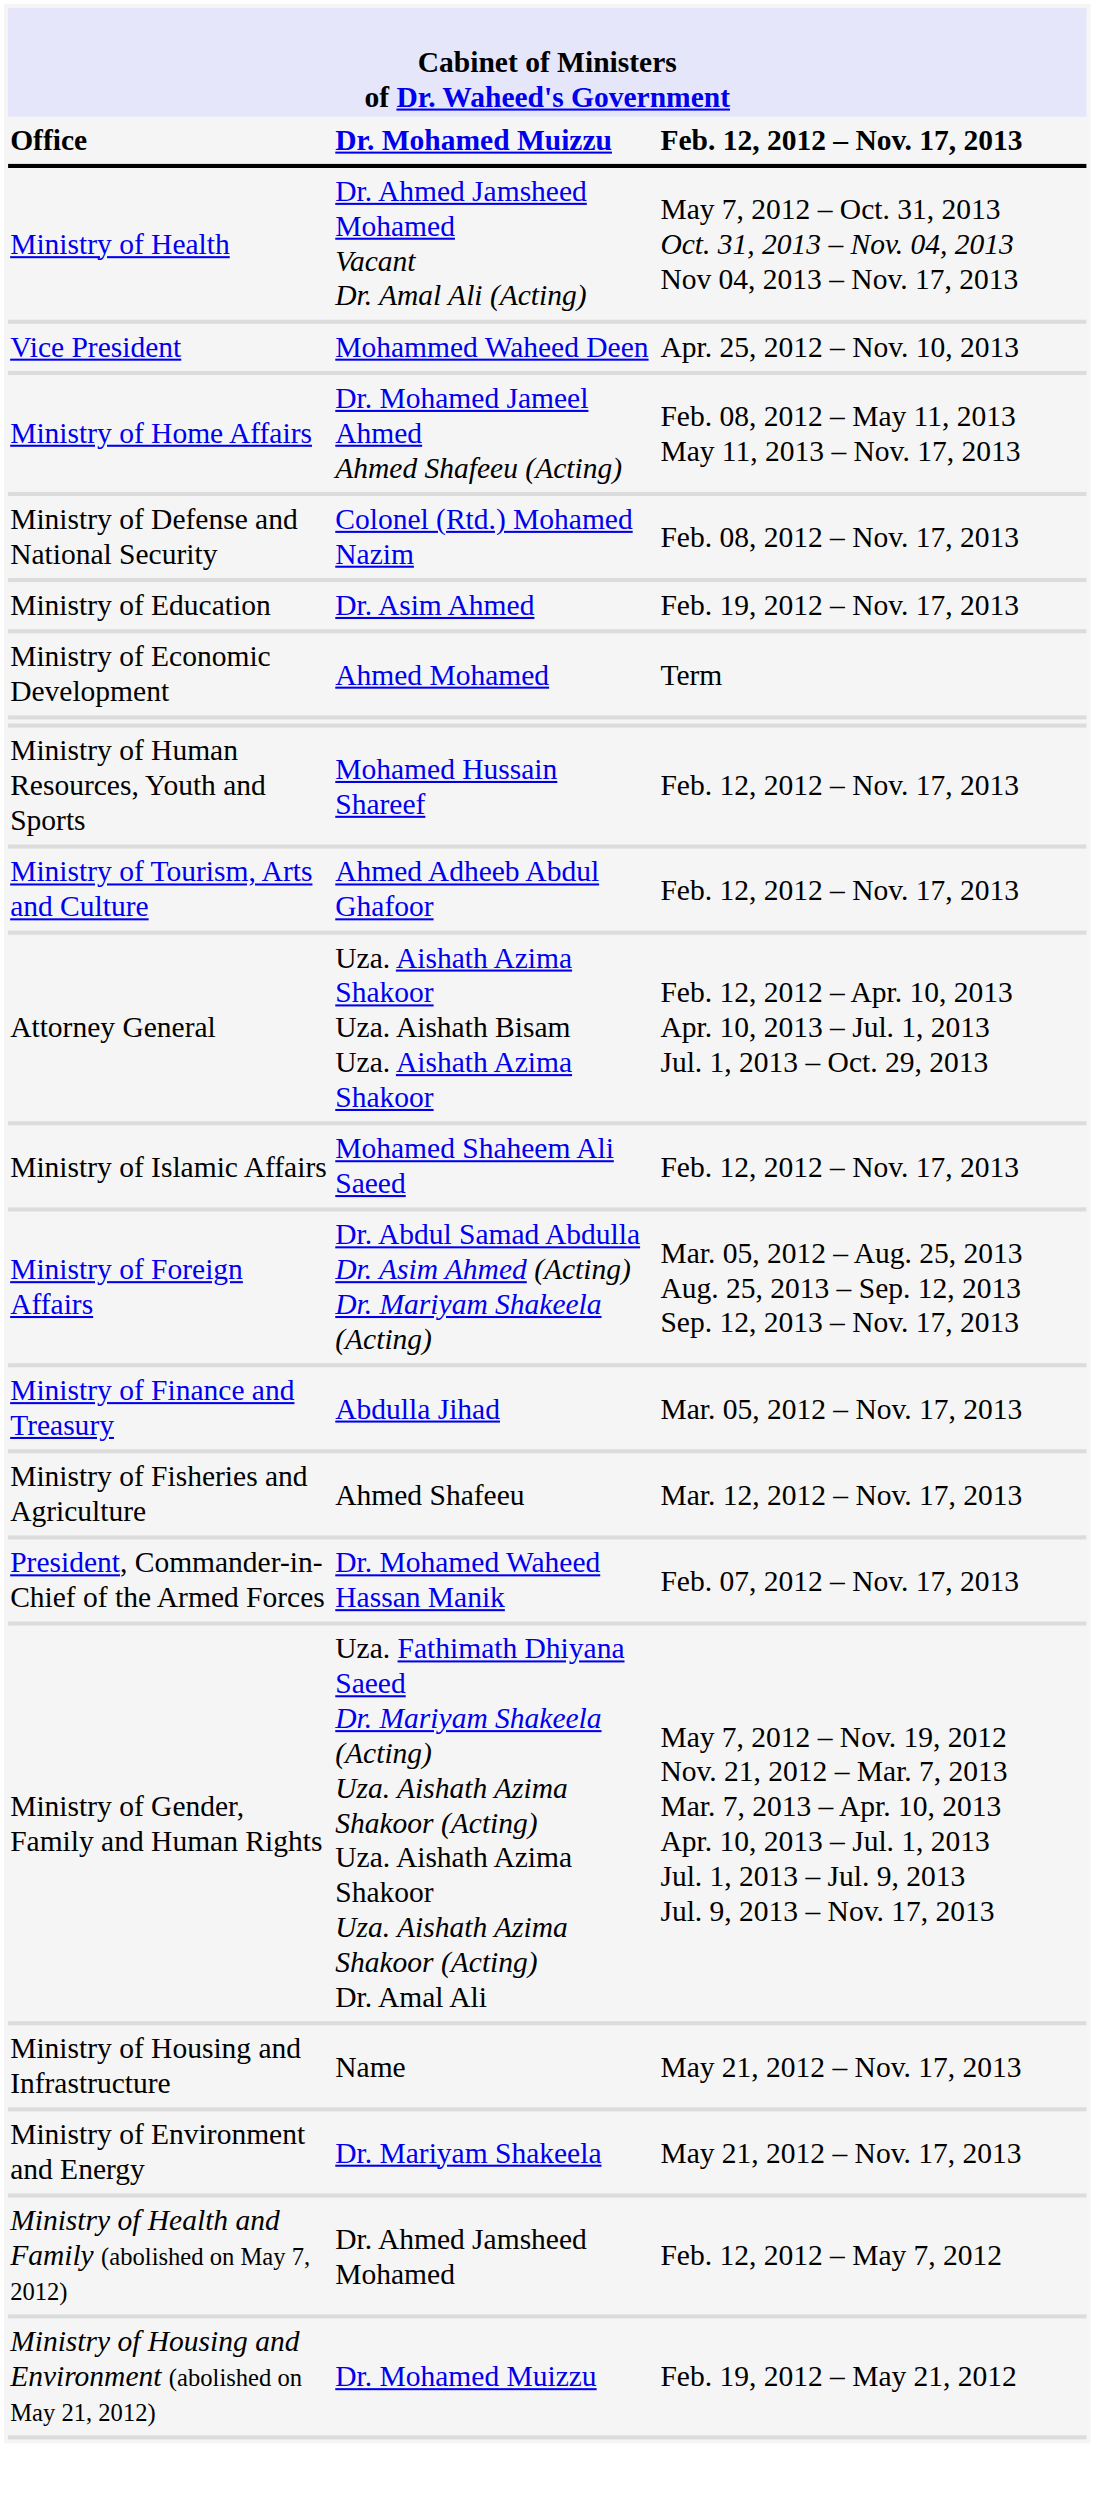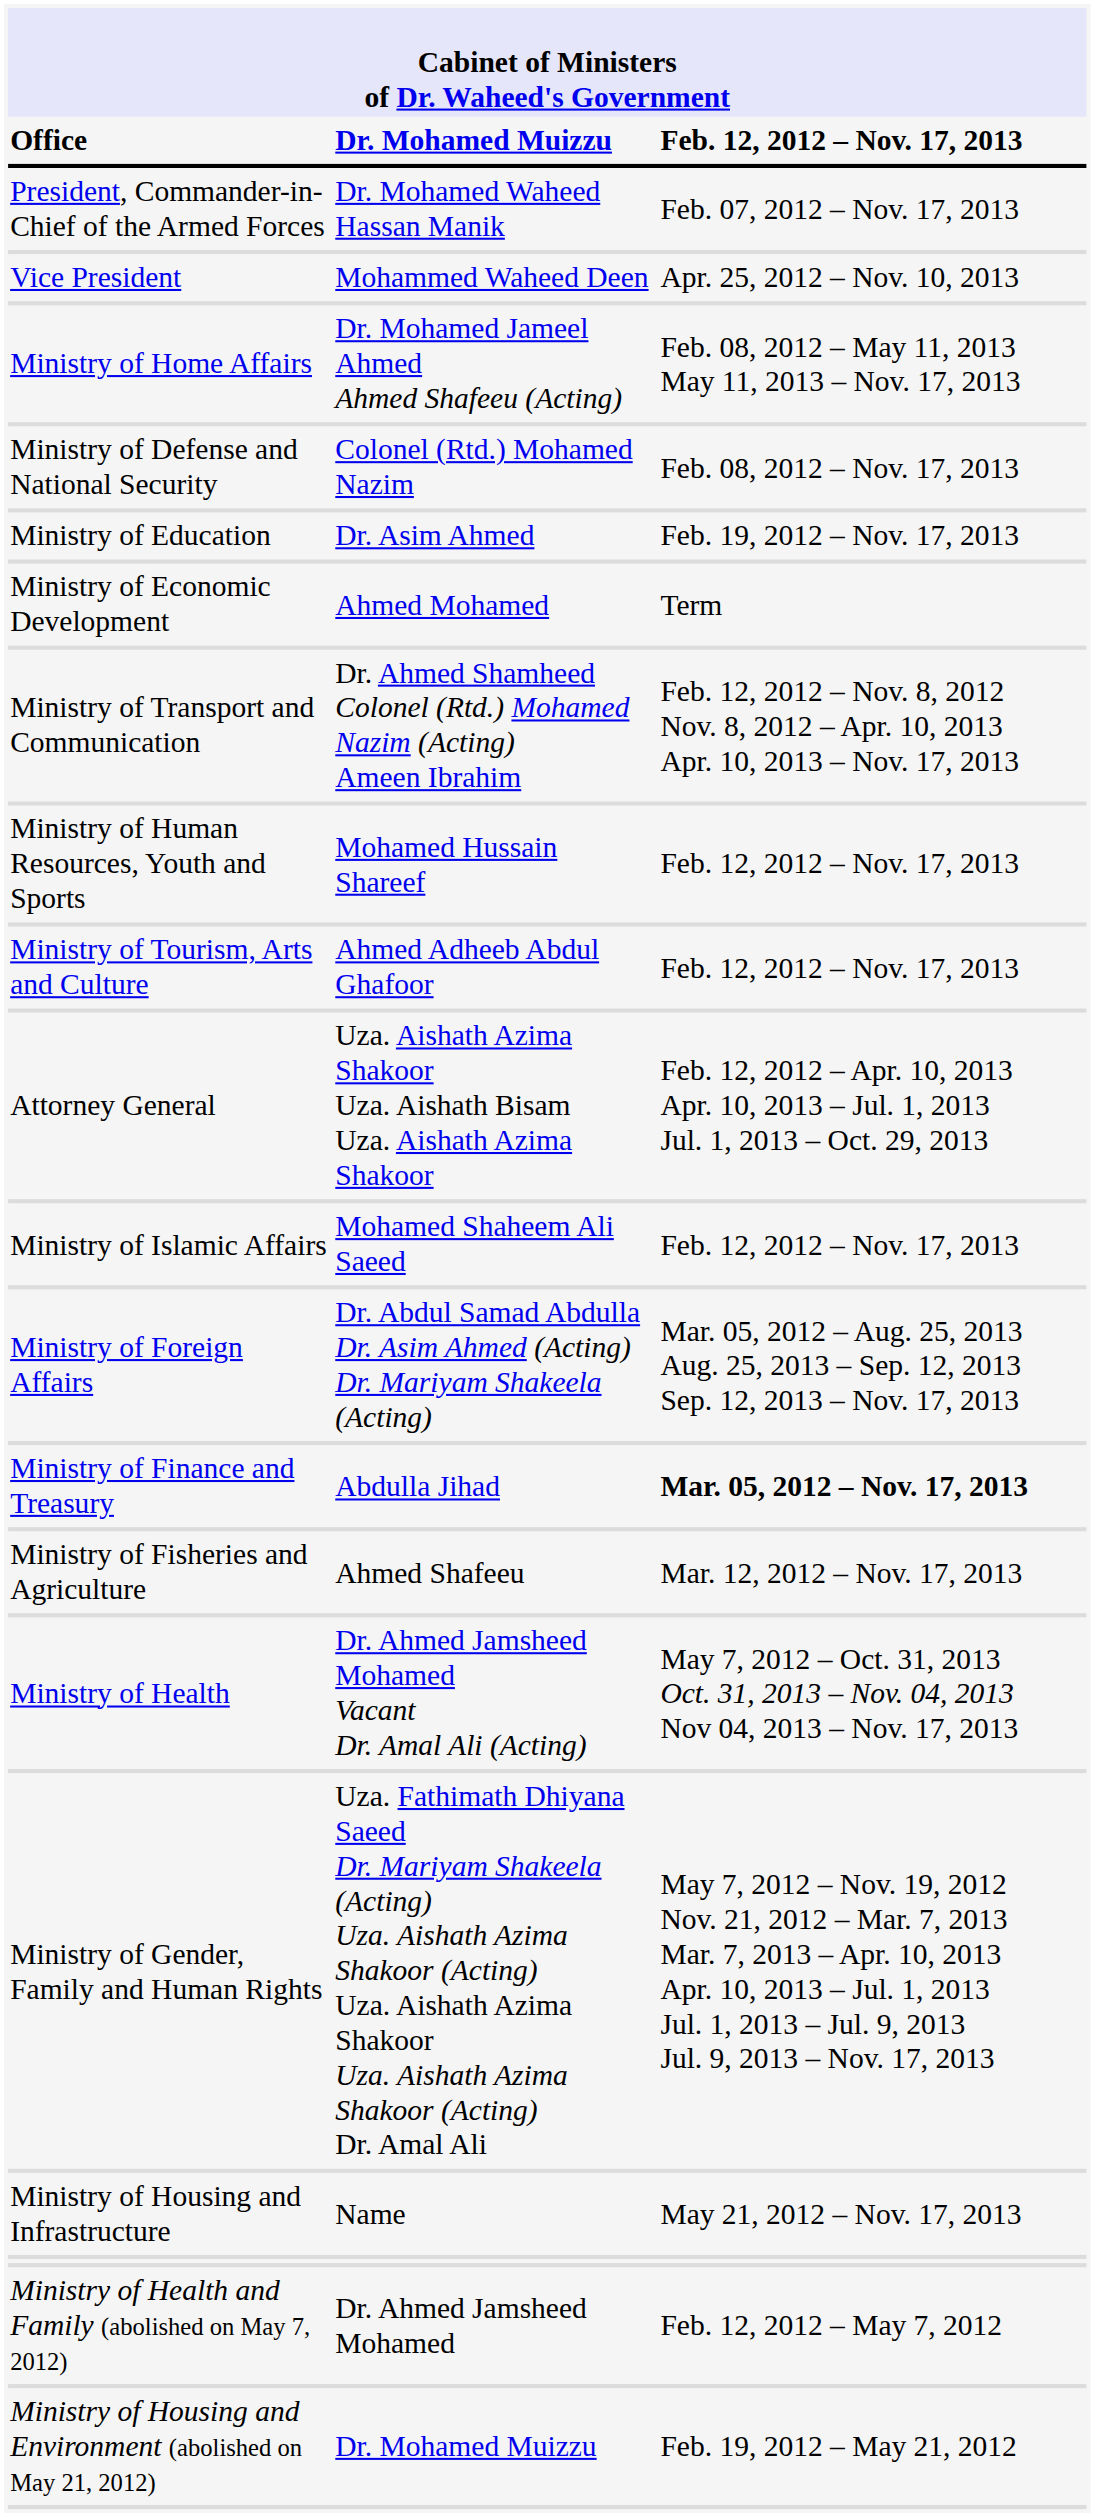rows swapped: (167, 1579) <-> (120, 243)
+ row: (162, 725)
(841, 1407) normal -> (844, 1485) bold
- row: (158, 2151)
